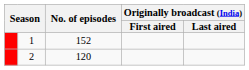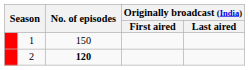(83, 41) 152 -> (83, 41) 150
(83, 57) normal -> (83, 57) bold
